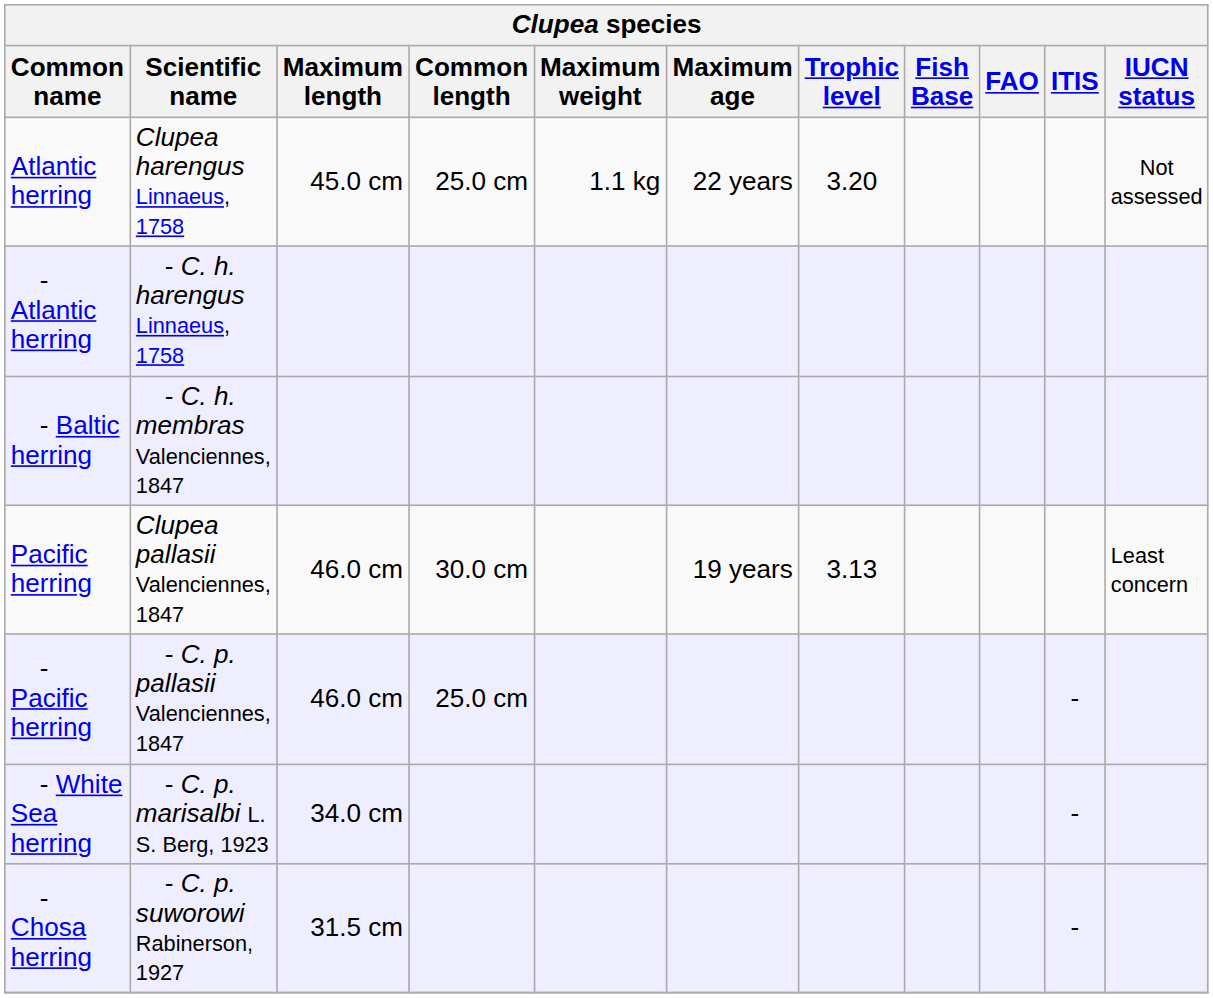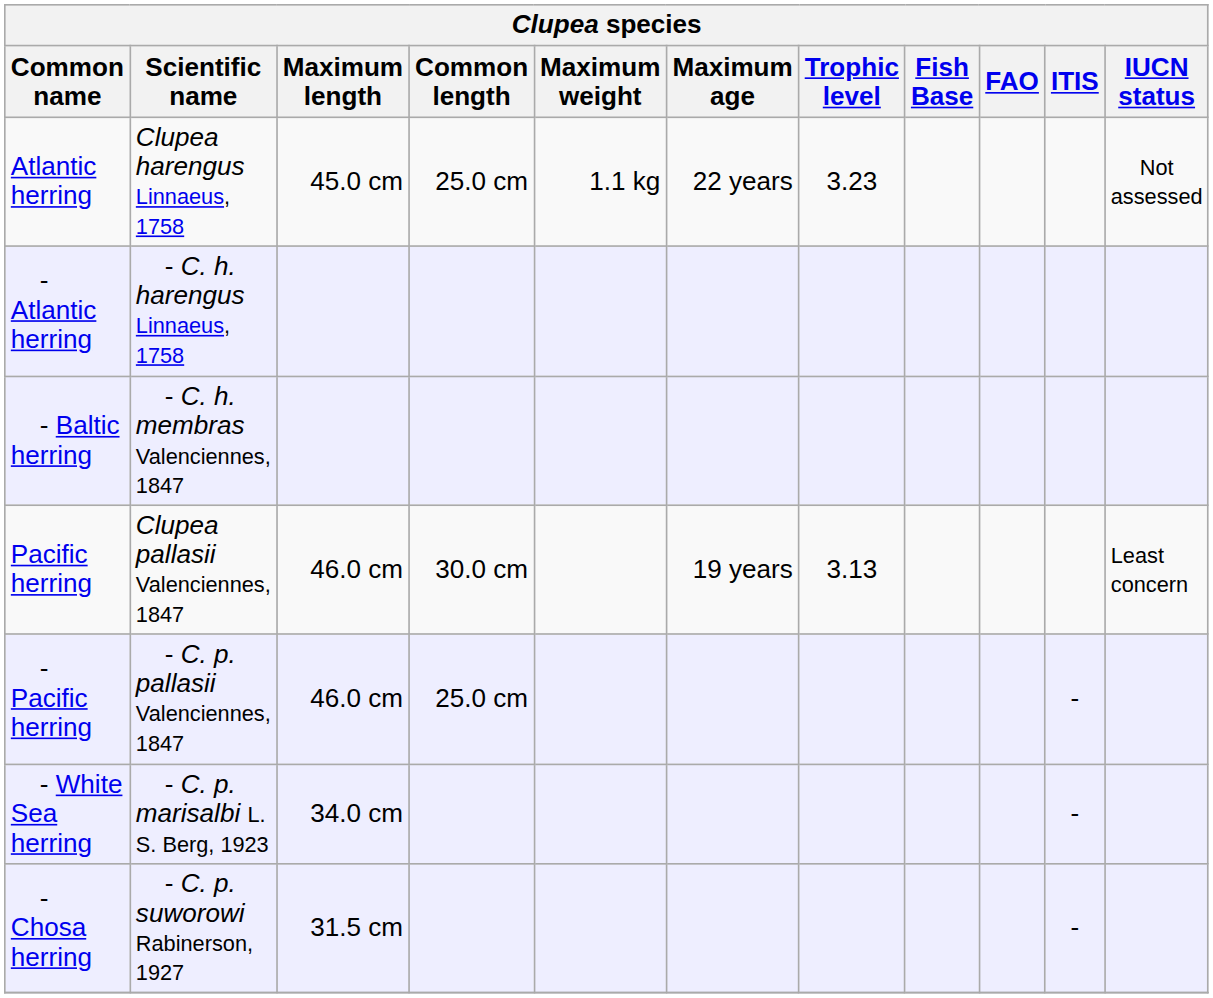(852, 181) 3.20 -> (852, 181) 3.23
